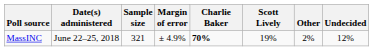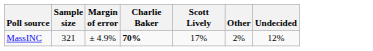- column: (86, 17)
(268, 38) 19% -> (199, 38) 17%
